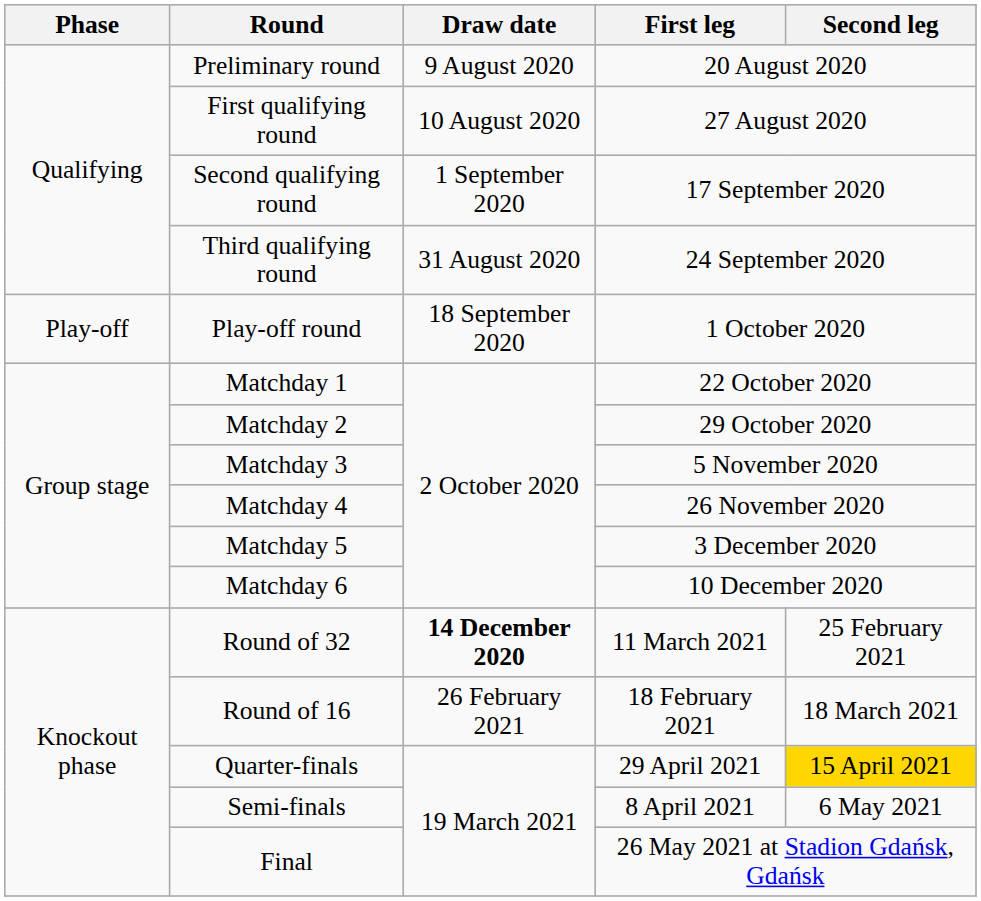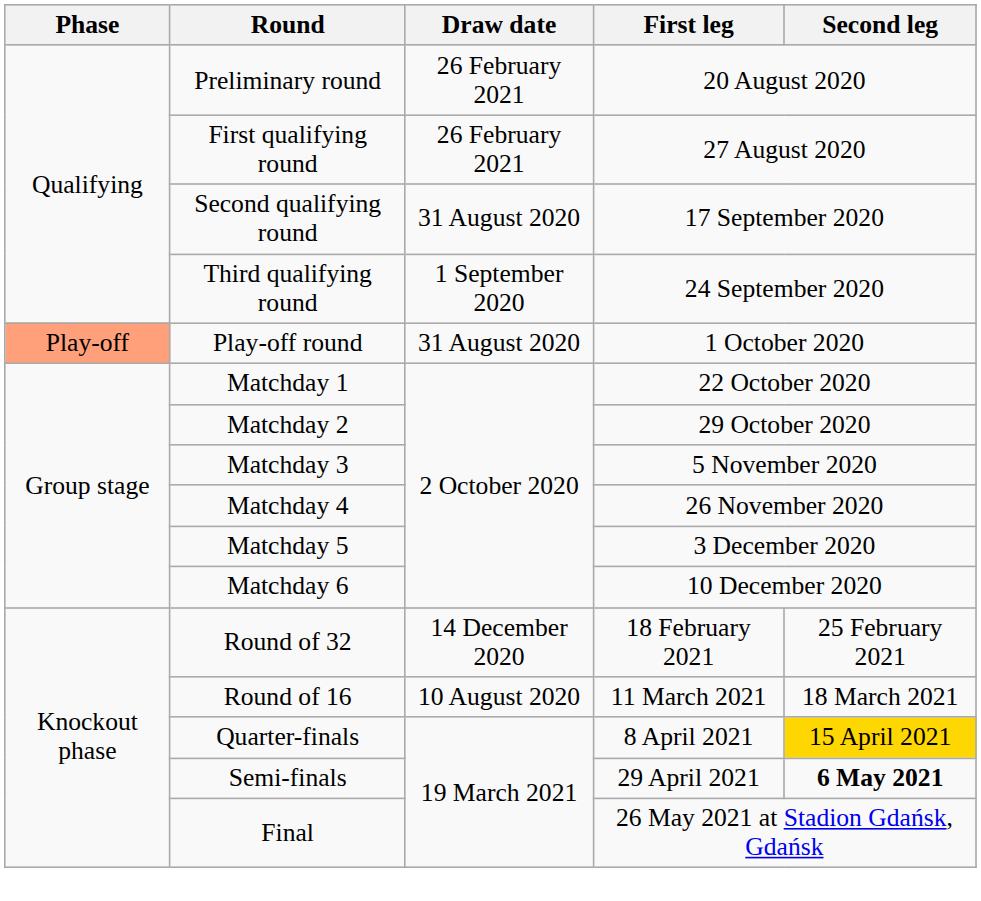(499, 65) 9 August 2020 -> (499, 79) 26 February 2021
(499, 120) 10 August 2020 -> (499, 149) 26 February 2021
(499, 189) 1 September 2020 -> (499, 218) 31 August 2020
(499, 259) 31 August 2020 -> (499, 288) 1 September 2020
(87, 328) no background -> (87, 342) lightsalmon background
(499, 328) 18 September 2020 -> (499, 342) 31 August 2020
(499, 641) bold -> (499, 641) normal
(690, 641) 11 March 2021 -> (689, 641) 18 February 2021
(499, 710) 26 February 2021 -> (499, 696) 10 August 2020
(690, 710) 18 February 2021 -> (689, 696) 11 March 2021
(690, 766) 29 April 2021 -> (689, 737) 8 April 2021
(690, 806) 8 April 2021 -> (689, 777) 29 April 2021
(881, 806) normal -> (880, 777) bold
